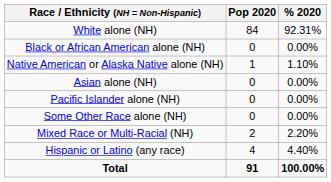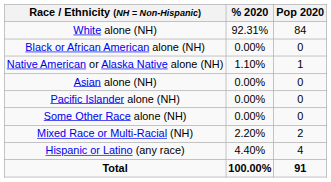columns swapped: (252, 13) <-> (303, 13)
